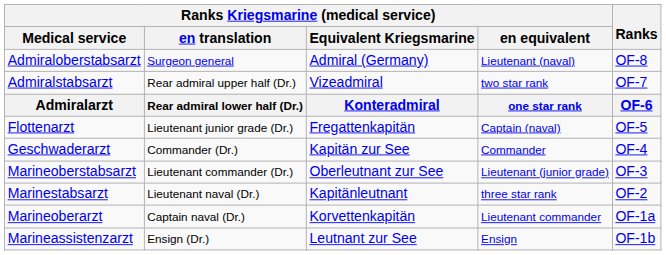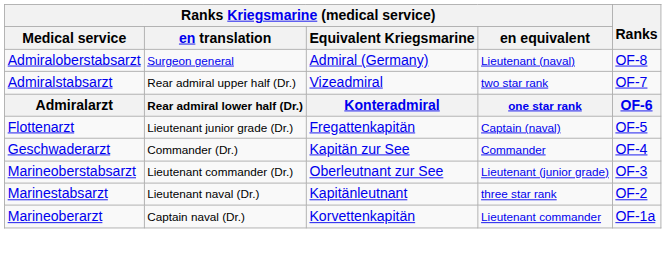- row: (70, 238)
